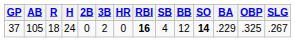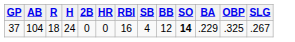- column: (105, 12)
(35, 28) 105 -> (35, 28) 104
(144, 28) bold -> (126, 28) normal
